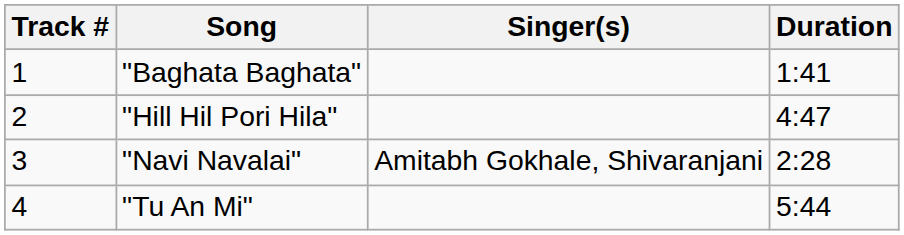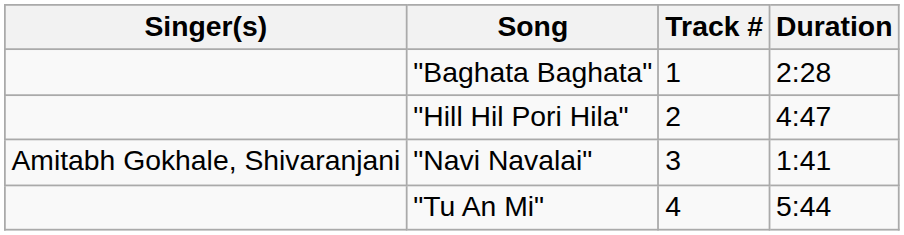columns swapped: (60, 26) <-> (569, 26)
(804, 71) 1:41 -> (804, 71) 2:28
(804, 161) 2:28 -> (804, 161) 1:41
